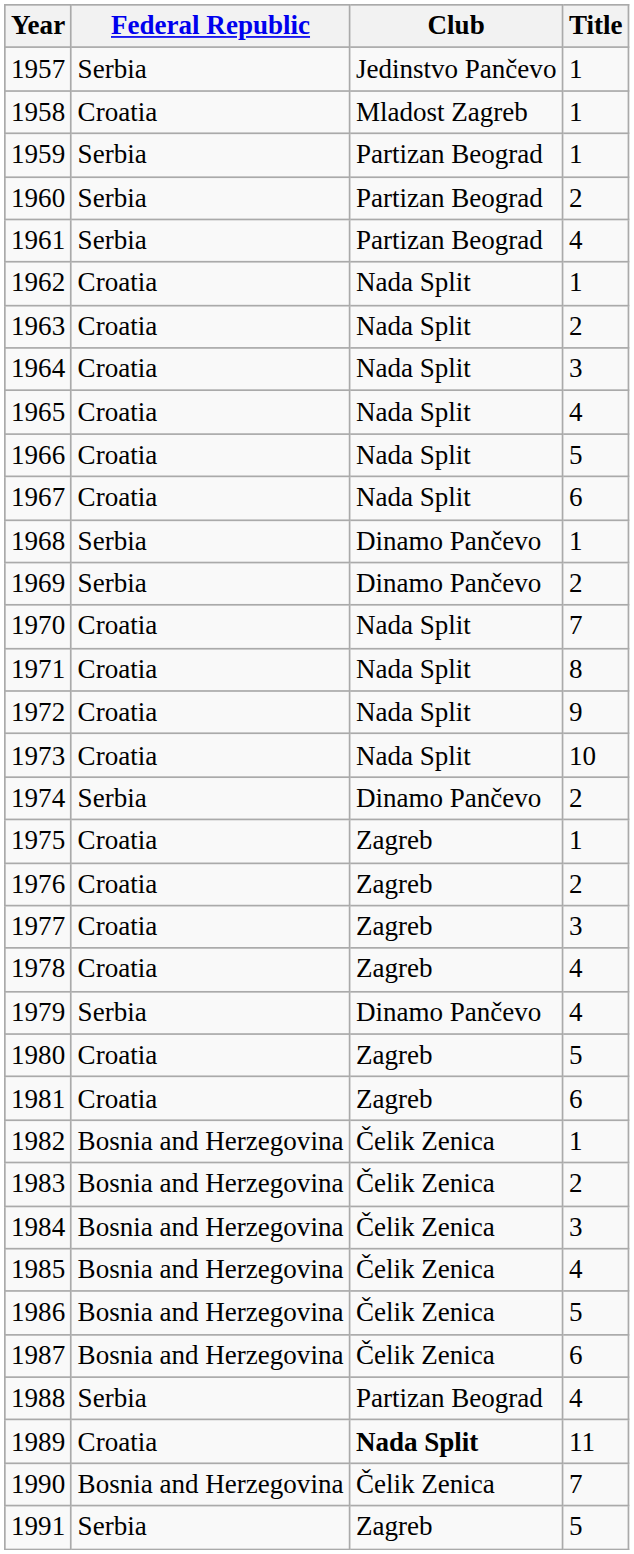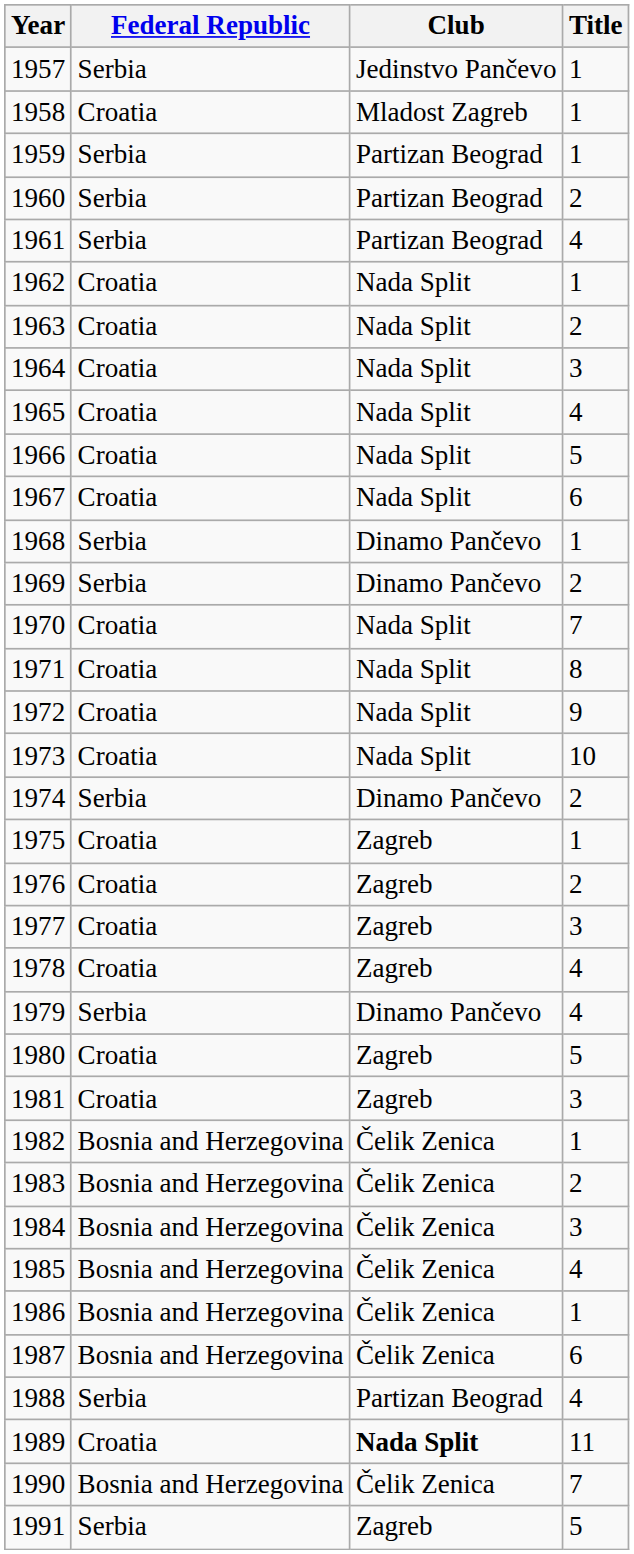(576, 1098) 6 -> (576, 1098) 3
(576, 1312) 5 -> (576, 1312) 1
